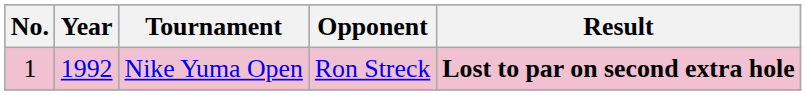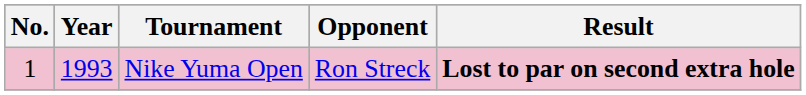(87, 68) 1992 -> (87, 68) 1993
